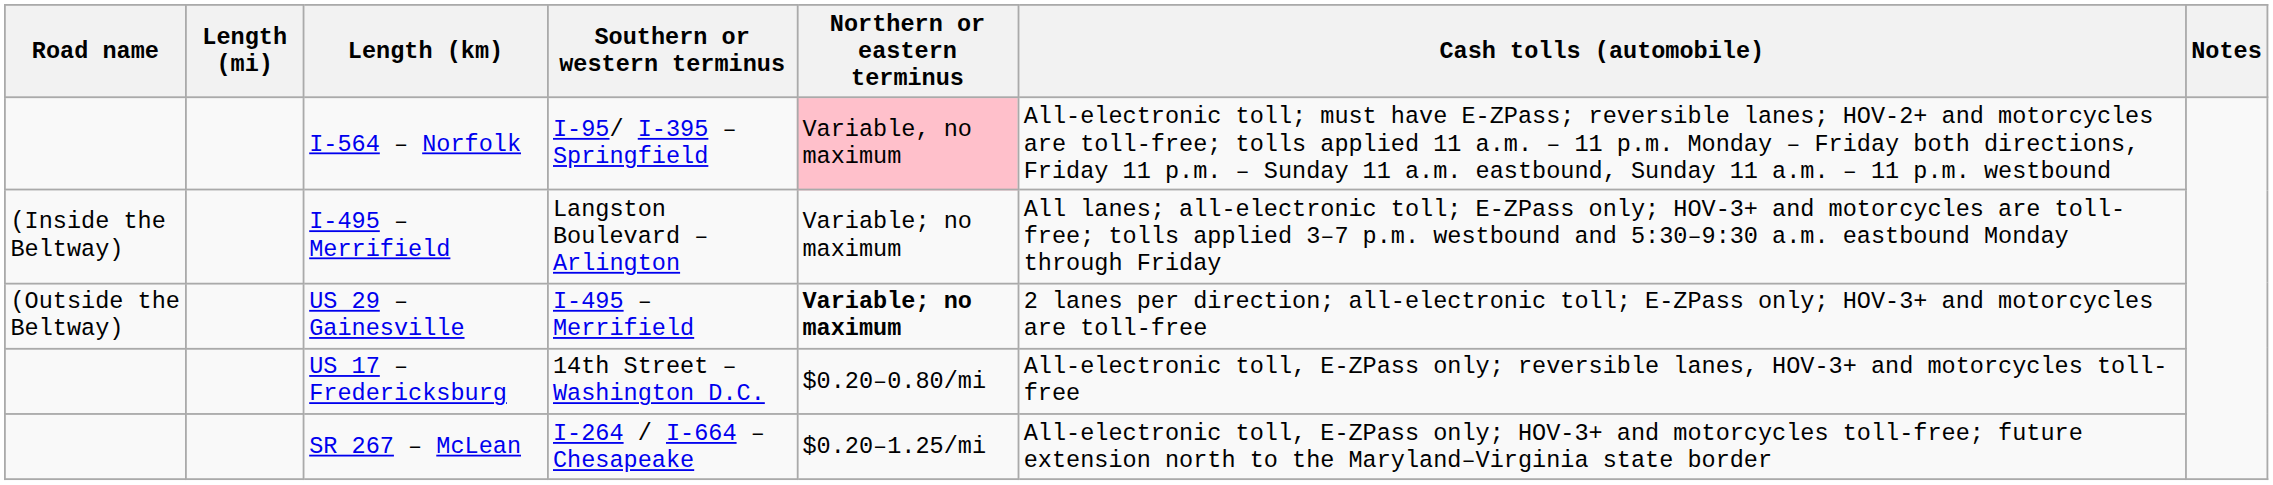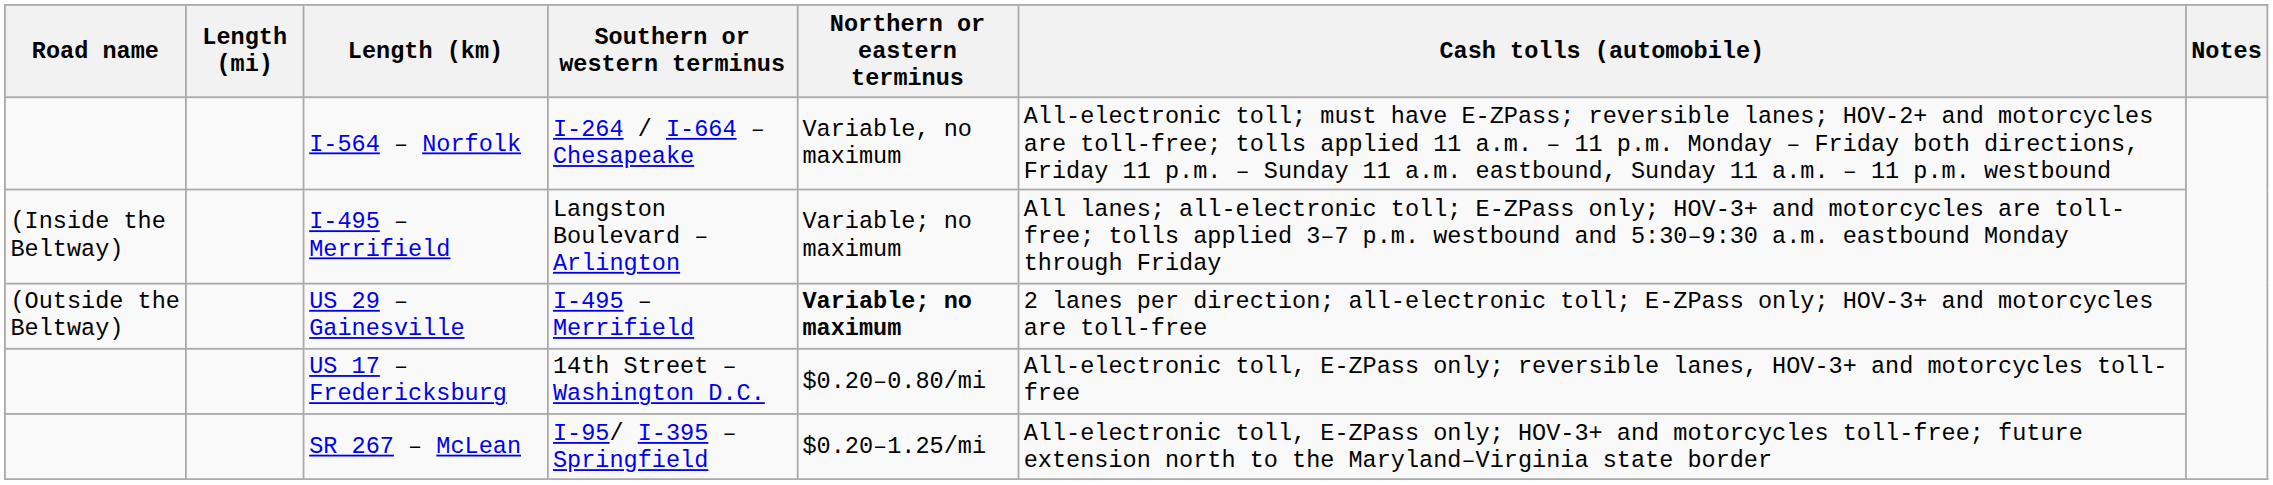(645, 144) I-95/ I-395 – Springfield -> (659, 144) I-264 / I-664 – Chesapeake
(887, 144) pink background -> (887, 144) no background
(659, 447) I-264 / I-664 – Chesapeake -> (645, 447) I-95/ I-395 – Springfield
